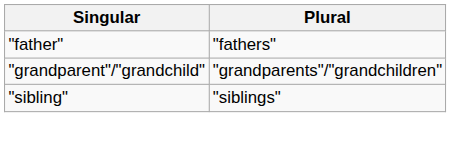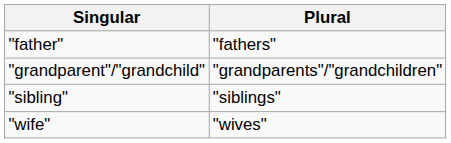+ row: (29, 124)
